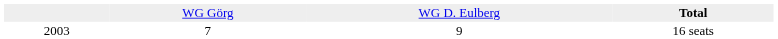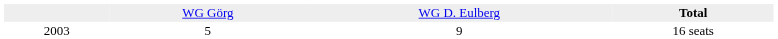(208, 30) 7 -> (208, 30) 5
